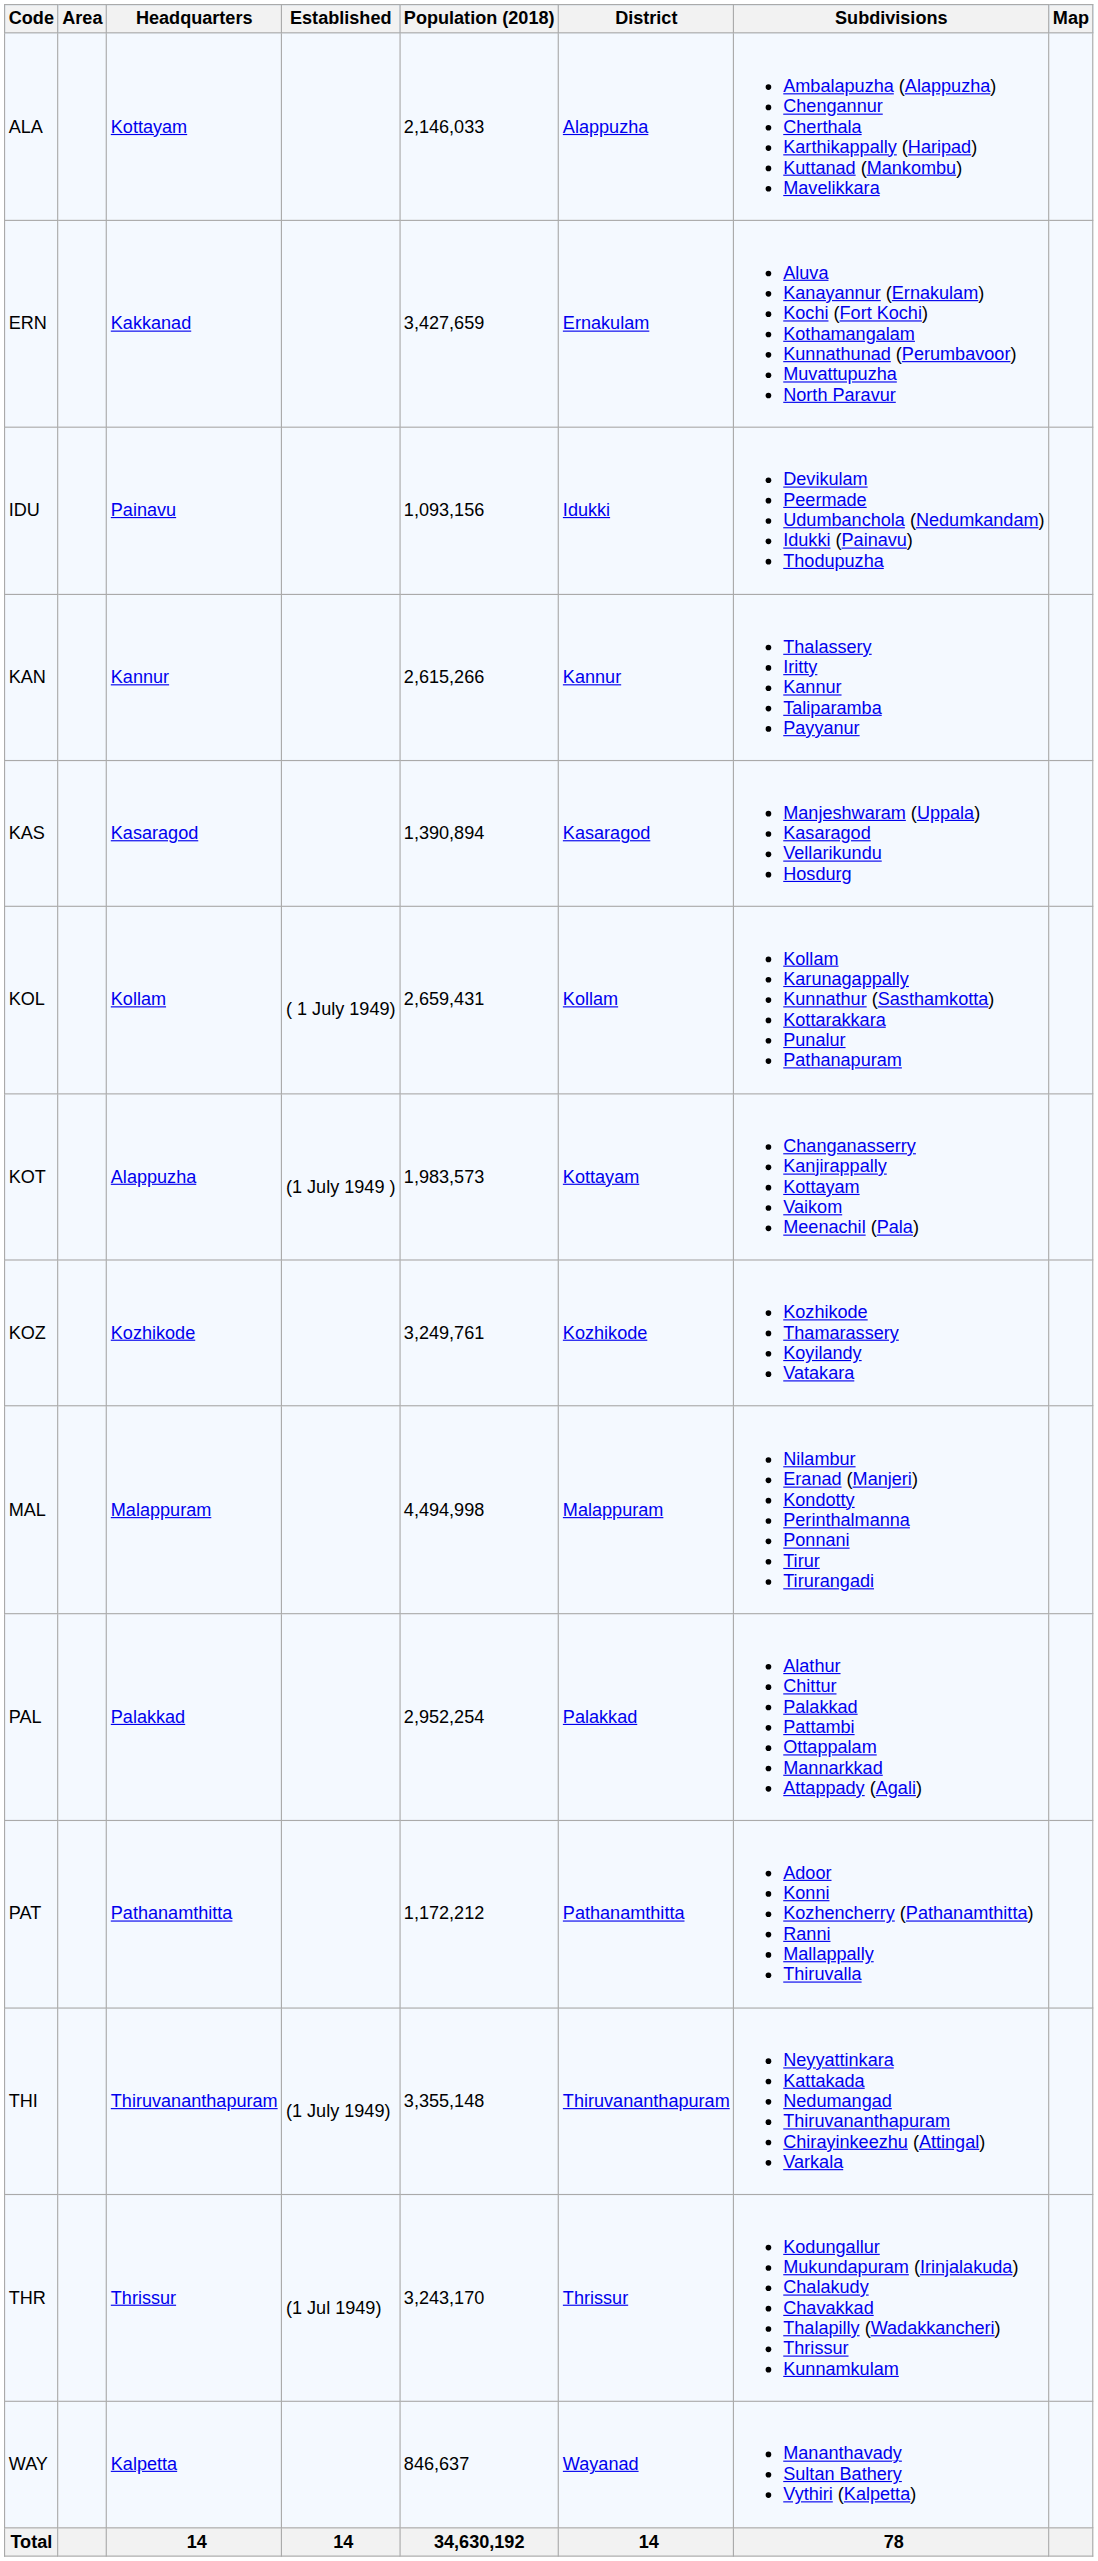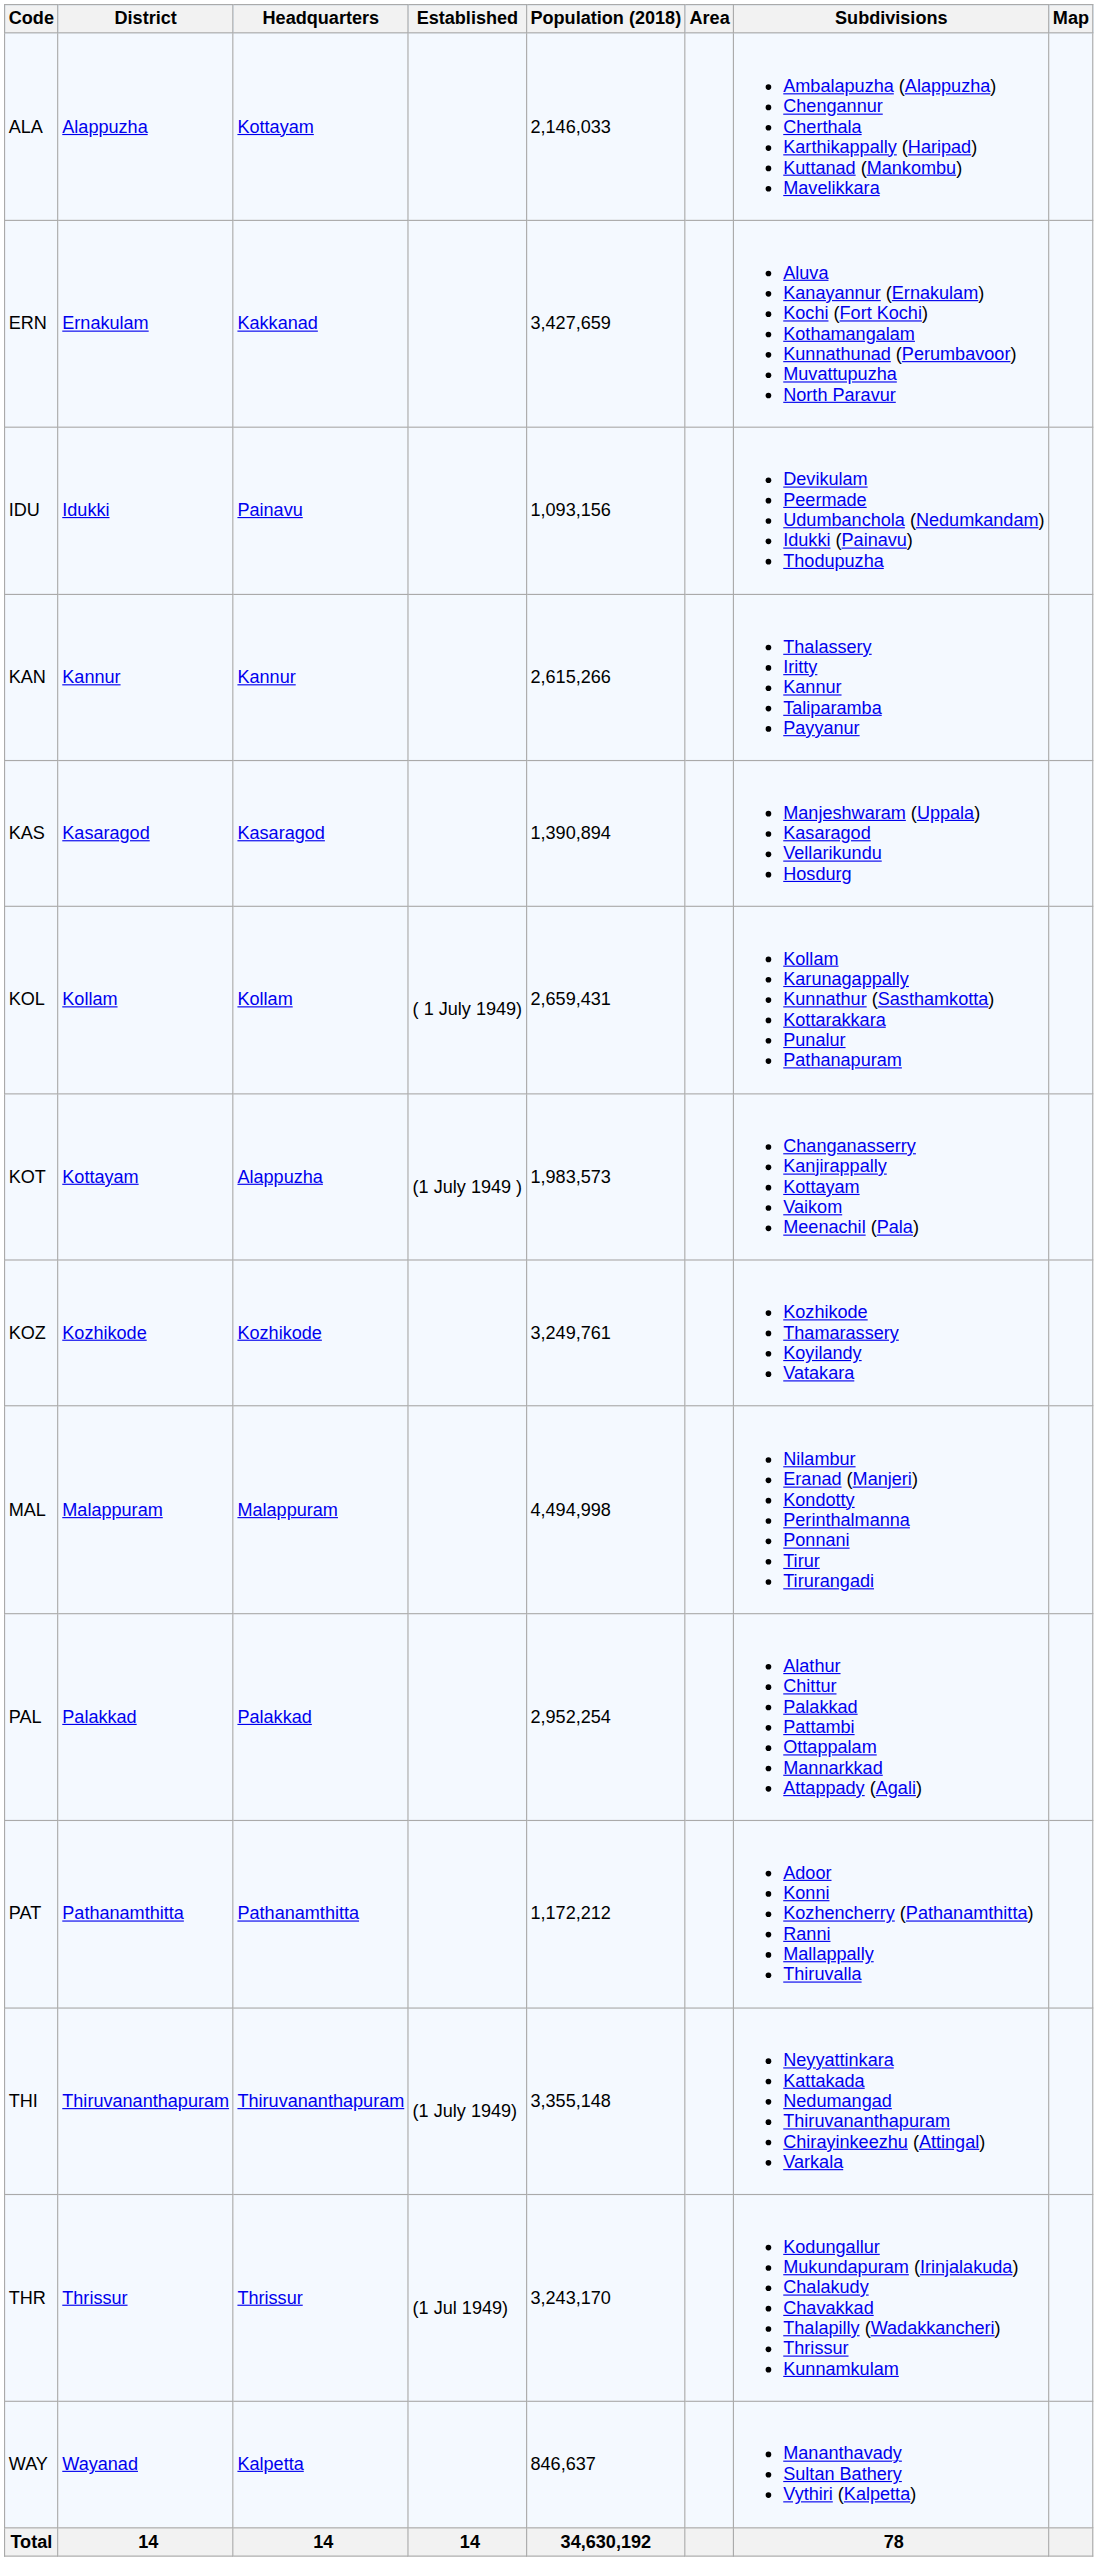columns swapped: (646, 18) <-> (82, 18)
